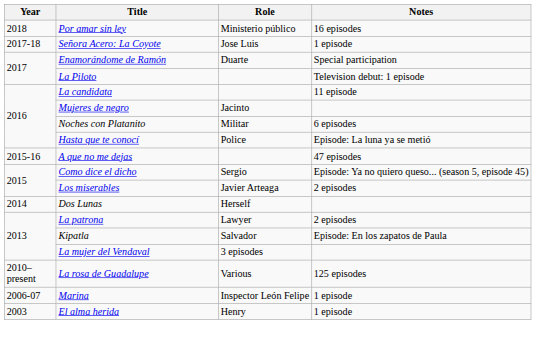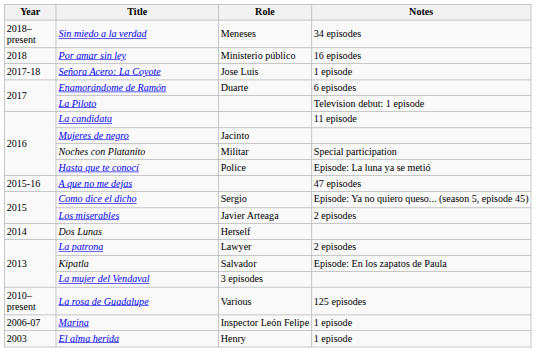+ row: (103, 34)
(355, 60) Special participation -> (335, 87) 6 episodes
(335, 124) 6 episodes -> (355, 151) Special participation
